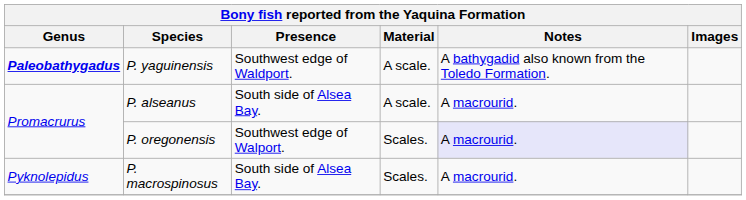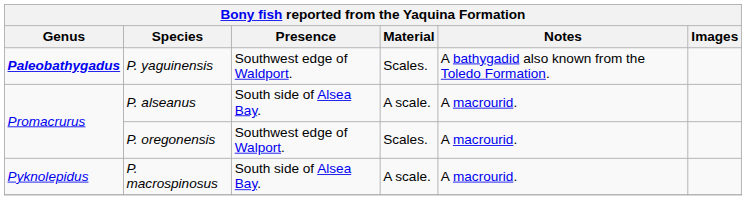(407, 66) A scale. -> (405, 66) Scales.
(479, 139) lavender background -> (479, 139) no background
(405, 176) Scales. -> (407, 176) A scale.
